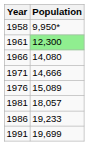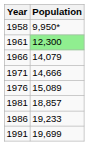(47, 57) 14,080 -> (47, 57) 14,079
(47, 103) 18,057 -> (47, 103) 18,857
